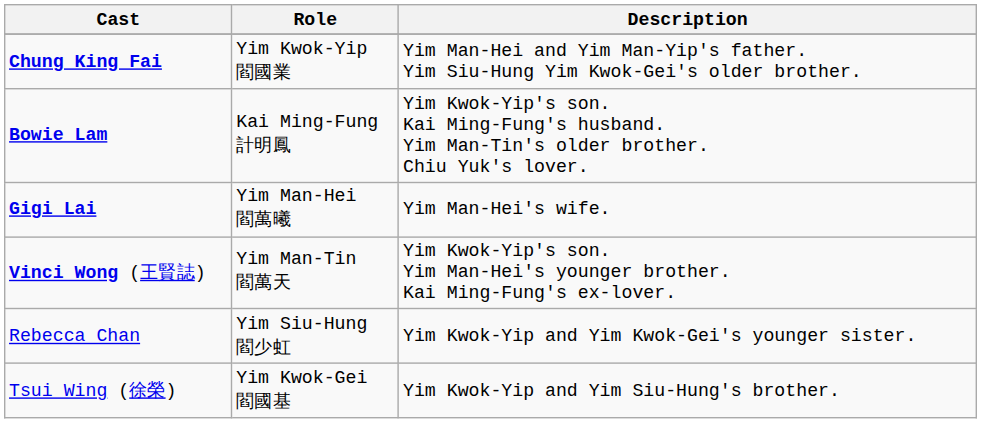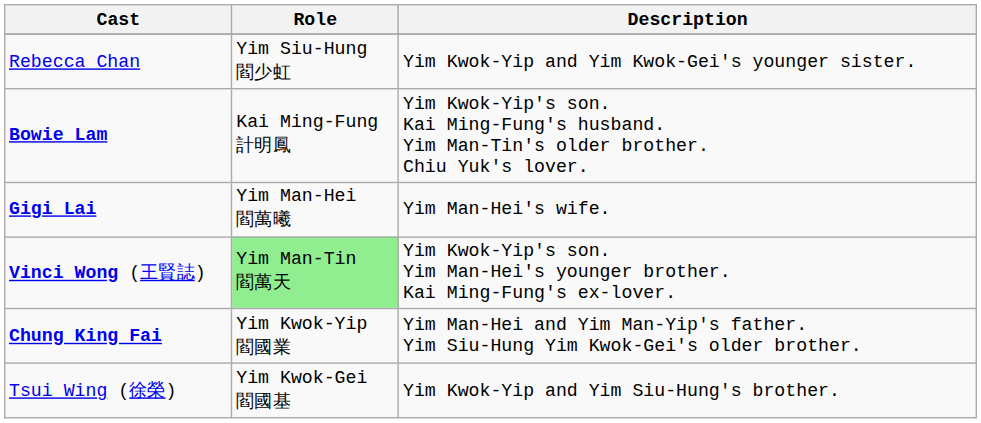rows swapped: (85, 62) <-> (75, 336)
(296, 272) no background -> (296, 272) lightgreen background
